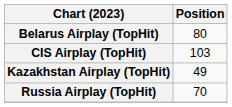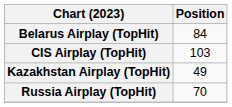(200, 33) 80 -> (200, 33) 84
